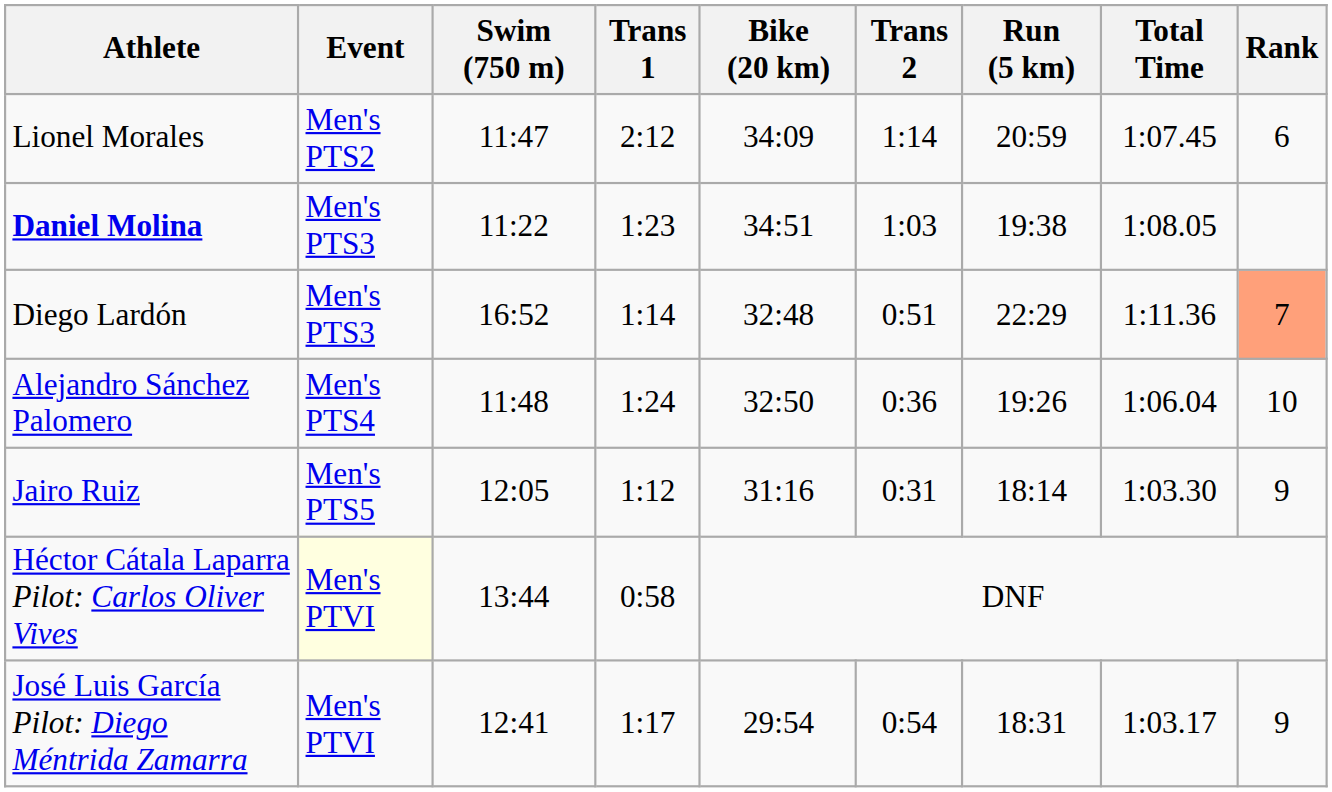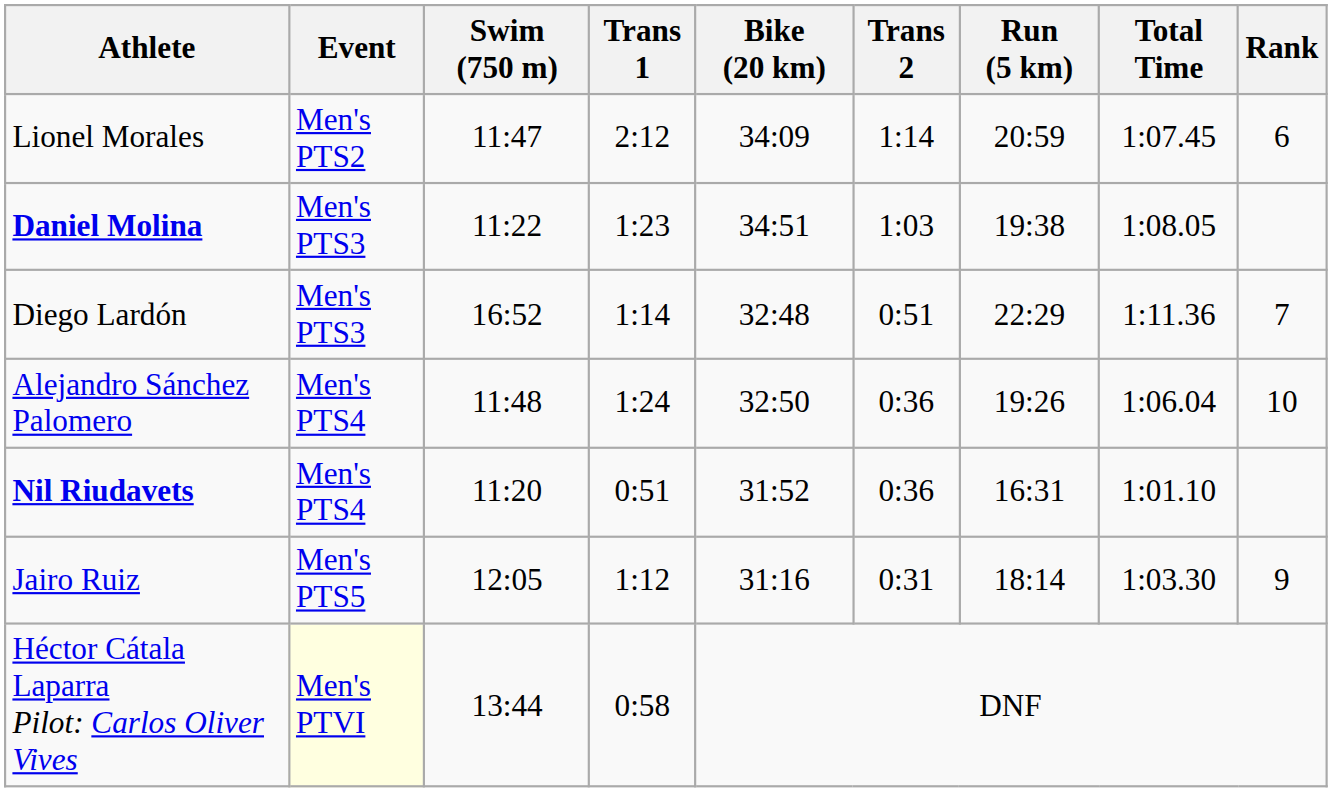(1282, 314) lightsalmon background -> (1282, 314) no background
+ row: (103, 491)
- row: (130, 723)
